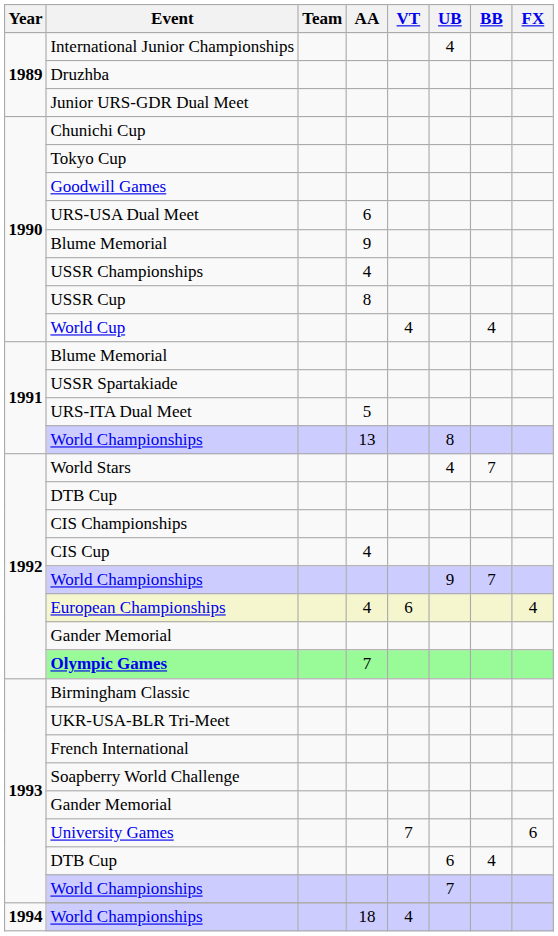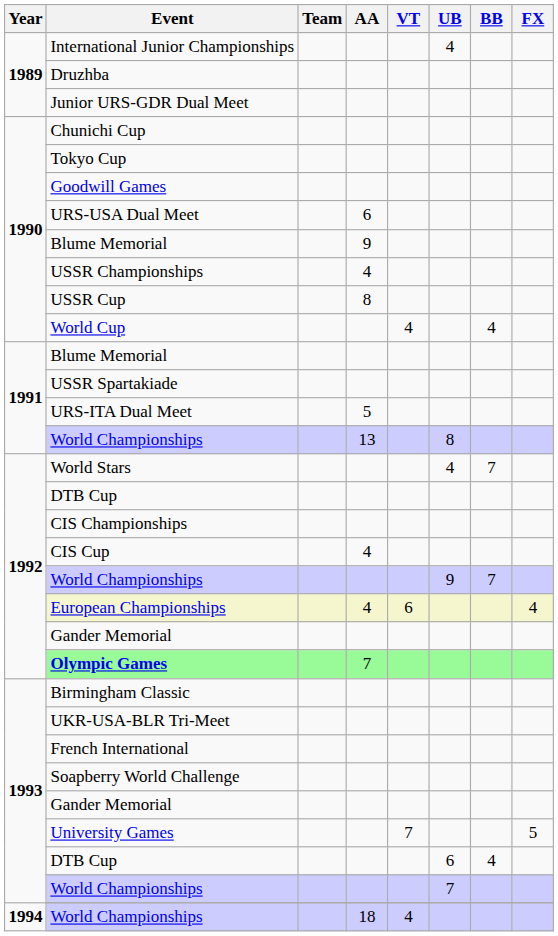(533, 832) 6 -> (533, 832) 5
